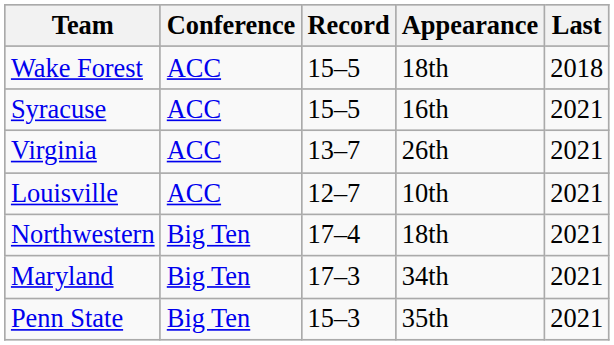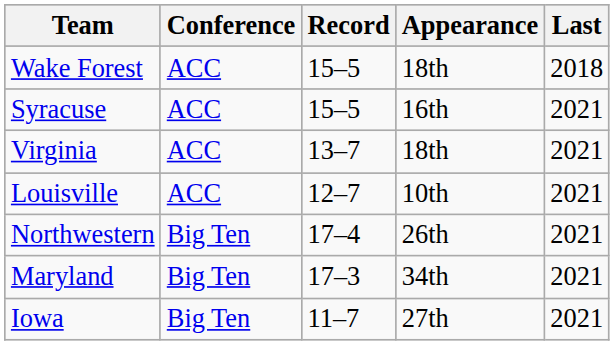(425, 151) 26th -> (425, 151) 18th
(425, 234) 18th -> (425, 234) 26th
- row: (67, 318)
+ row: (37, 318)
